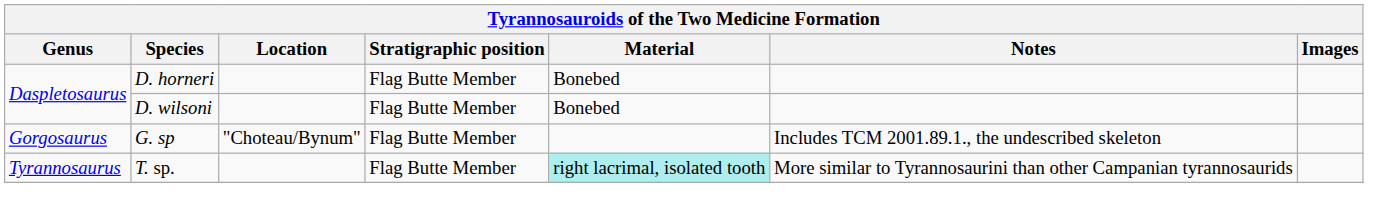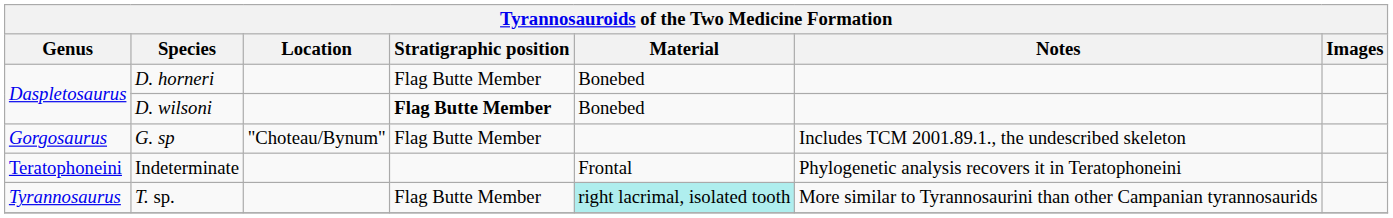(443, 108) normal -> (473, 108) bold
+ row: (187, 167)
